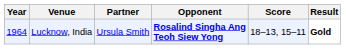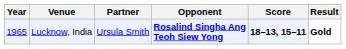(17, 32) 1964 -> (17, 32) 1965
(278, 32) normal -> (278, 32) bold
